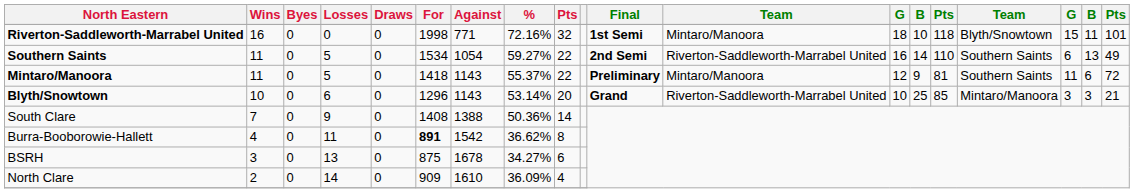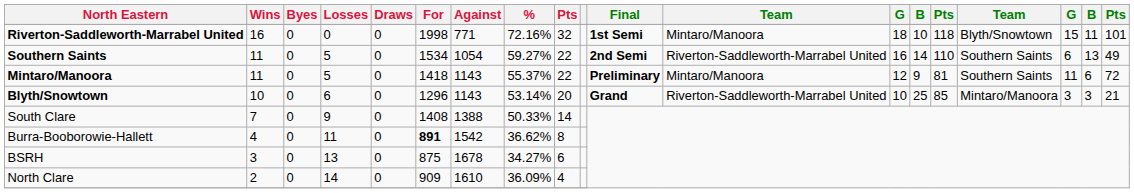(529, 116) 50.36% -> (529, 116) 50.33%
